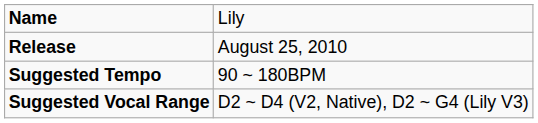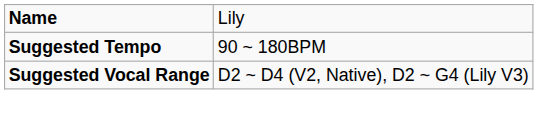- row: (42, 46)
